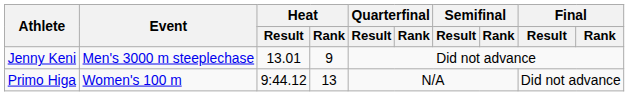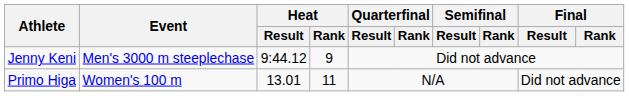(284, 58) 13.01 -> (284, 58) 9:44.12
(284, 80) 9:44.12 -> (284, 80) 13.01
(329, 80) 13 -> (329, 80) 11
